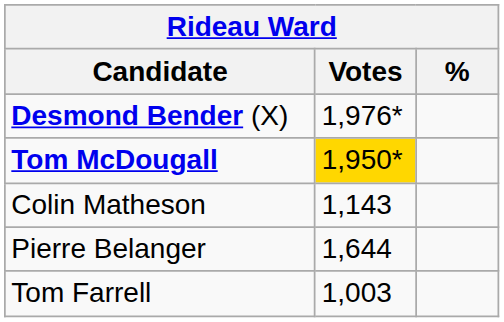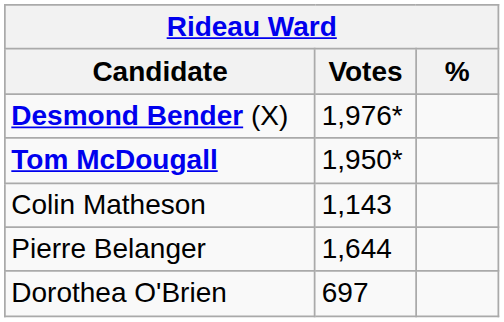(362, 159) gold background -> (362, 159) no background
- row: (81, 293)
+ row: (119, 293)
